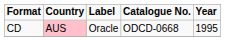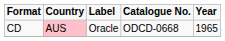(207, 28) 1995 -> (207, 28) 1965
